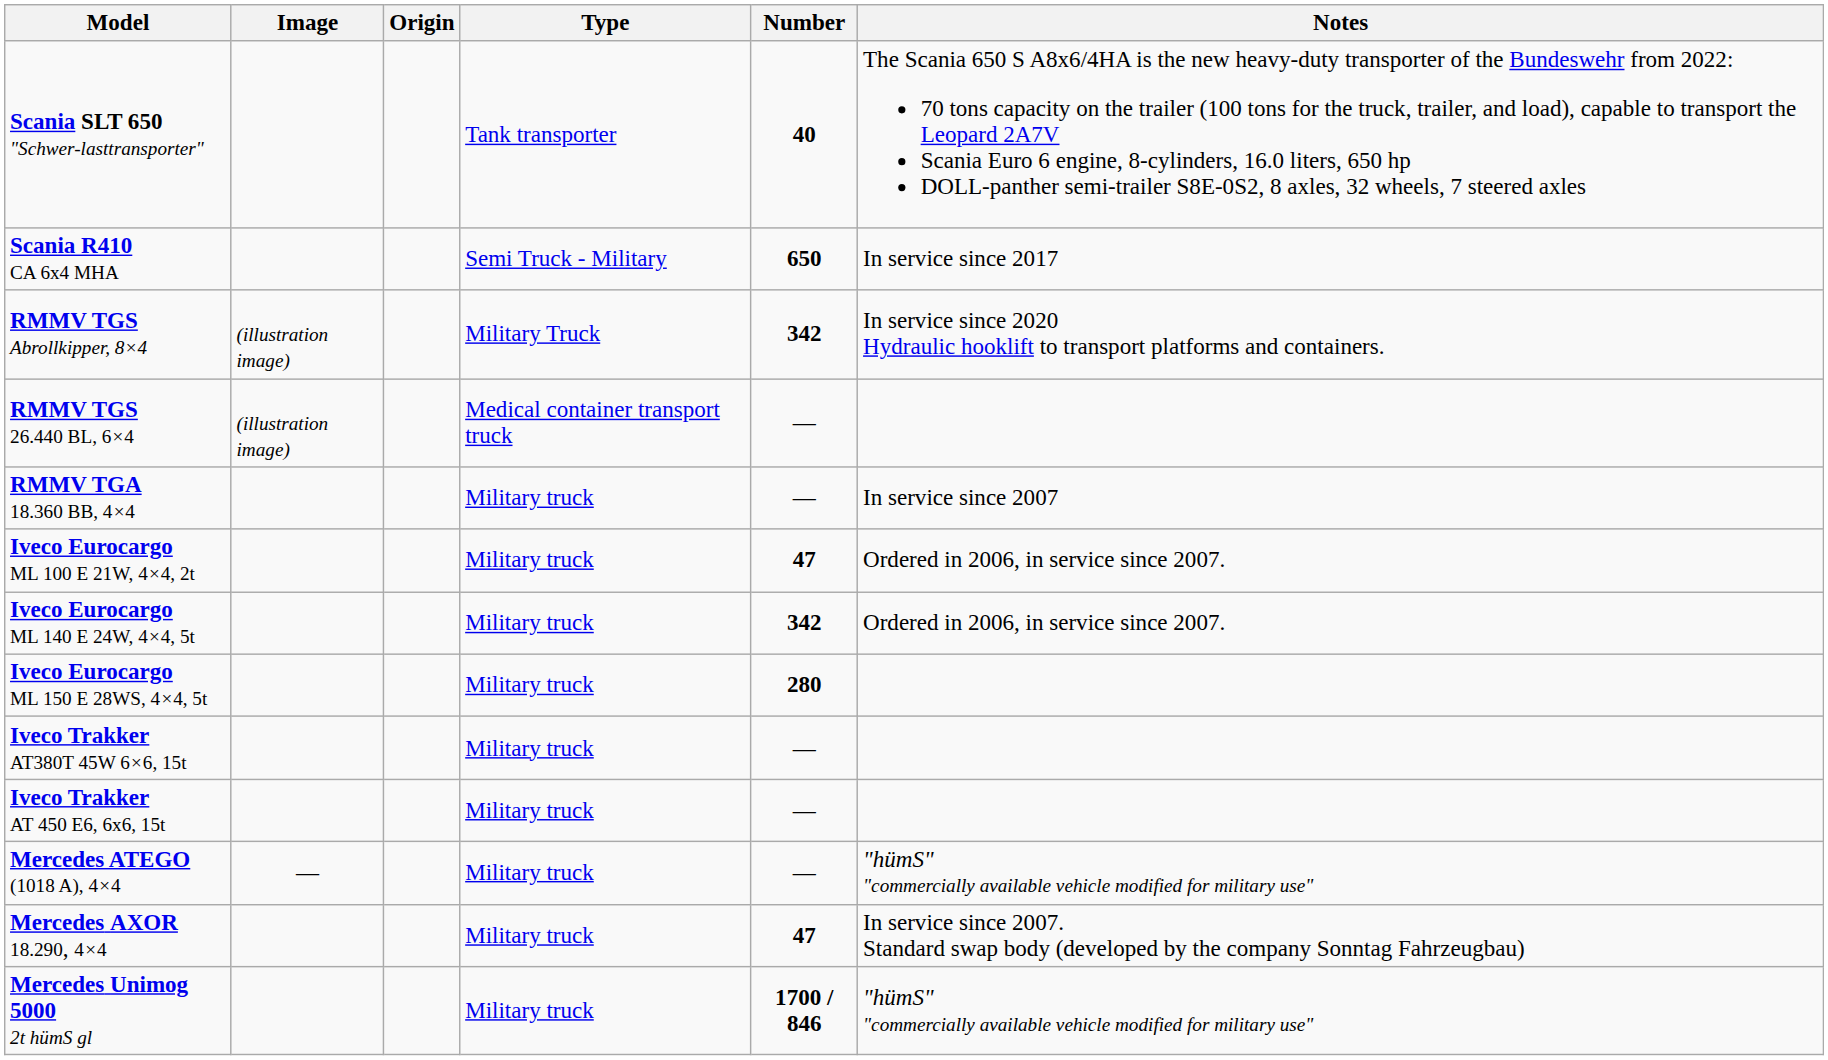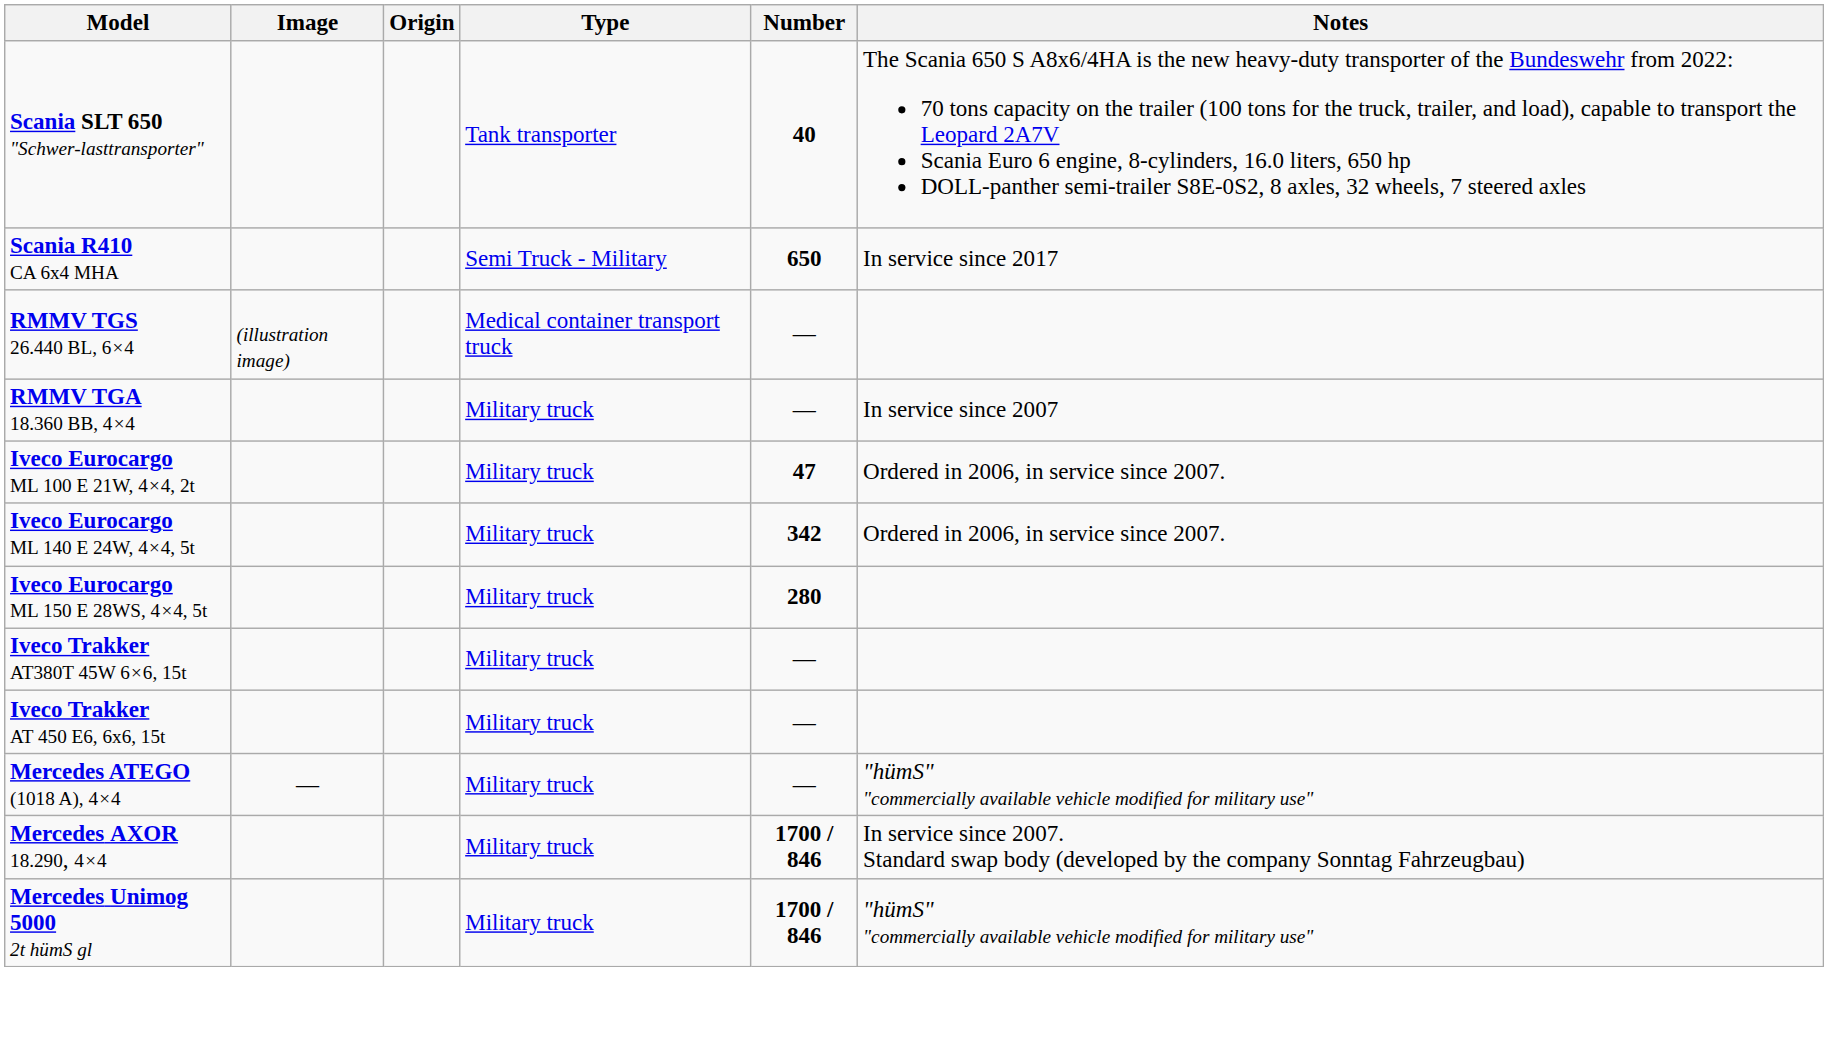- row: (79, 333)
(804, 935) 47 -> (804, 846) 1700 / 846
